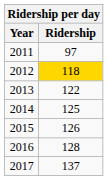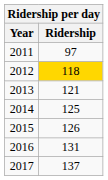(71, 90) 122 -> (71, 90) 121
(71, 147) 128 -> (71, 147) 131
